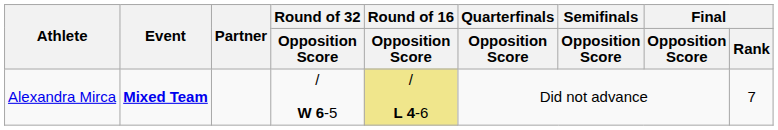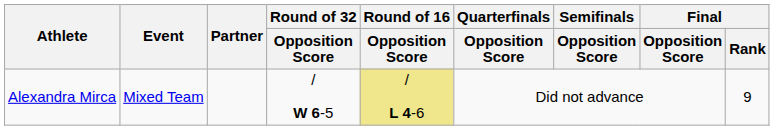(165, 97) bold -> (163, 97) normal
(752, 97) 7 -> (748, 97) 9
